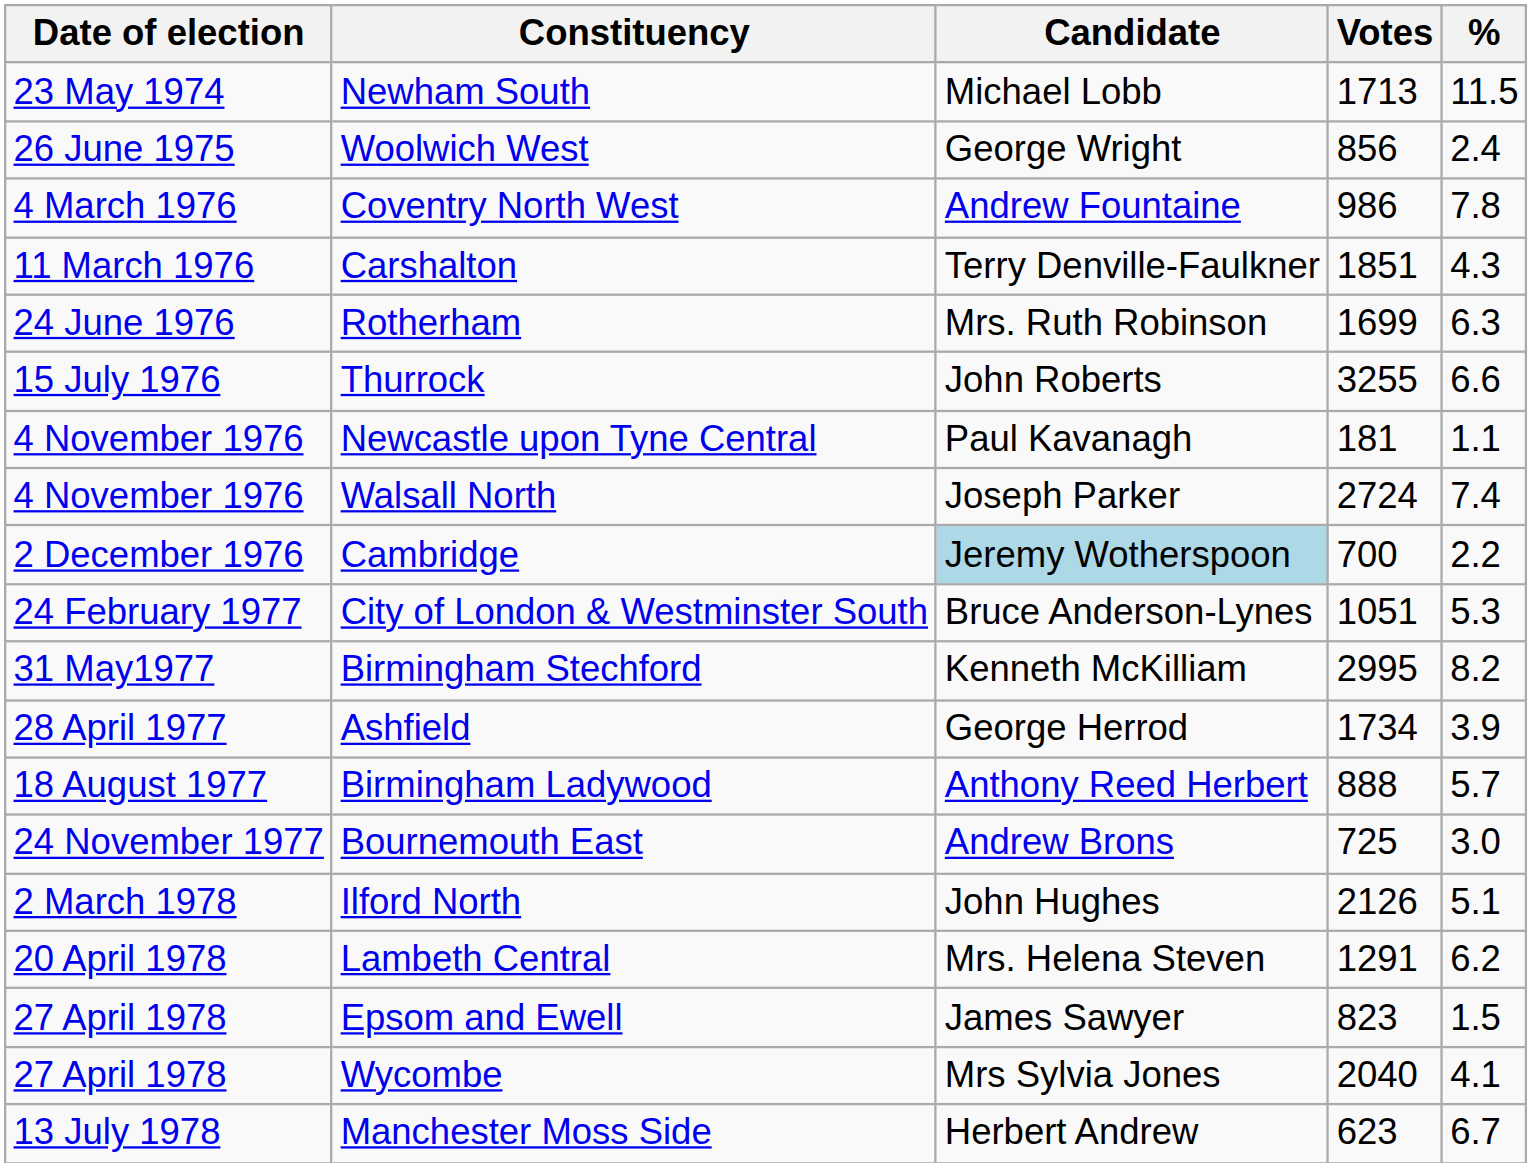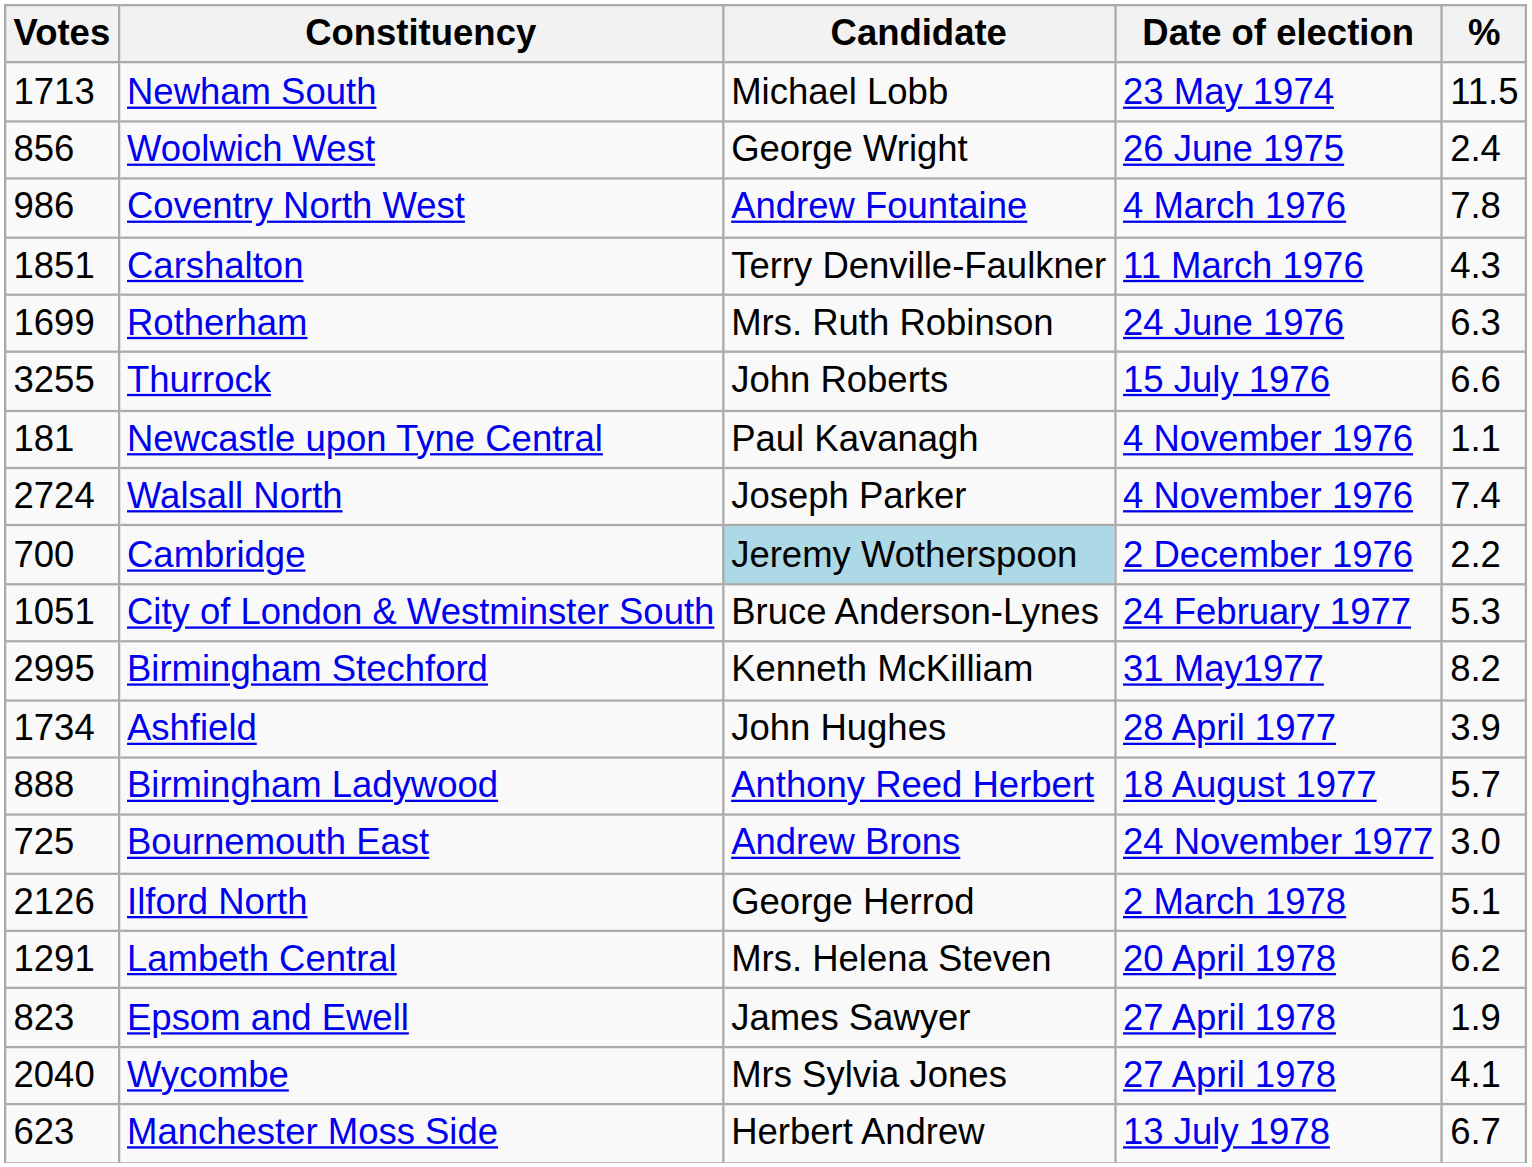columns swapped: (169, 33) <-> (1385, 33)
(1066, 727) George Herrod -> (839, 727) John Hughes
(1052, 901) John Hughes -> (853, 901) George Herrod
(1476, 1016) 1.5 -> (1476, 1016) 1.9
